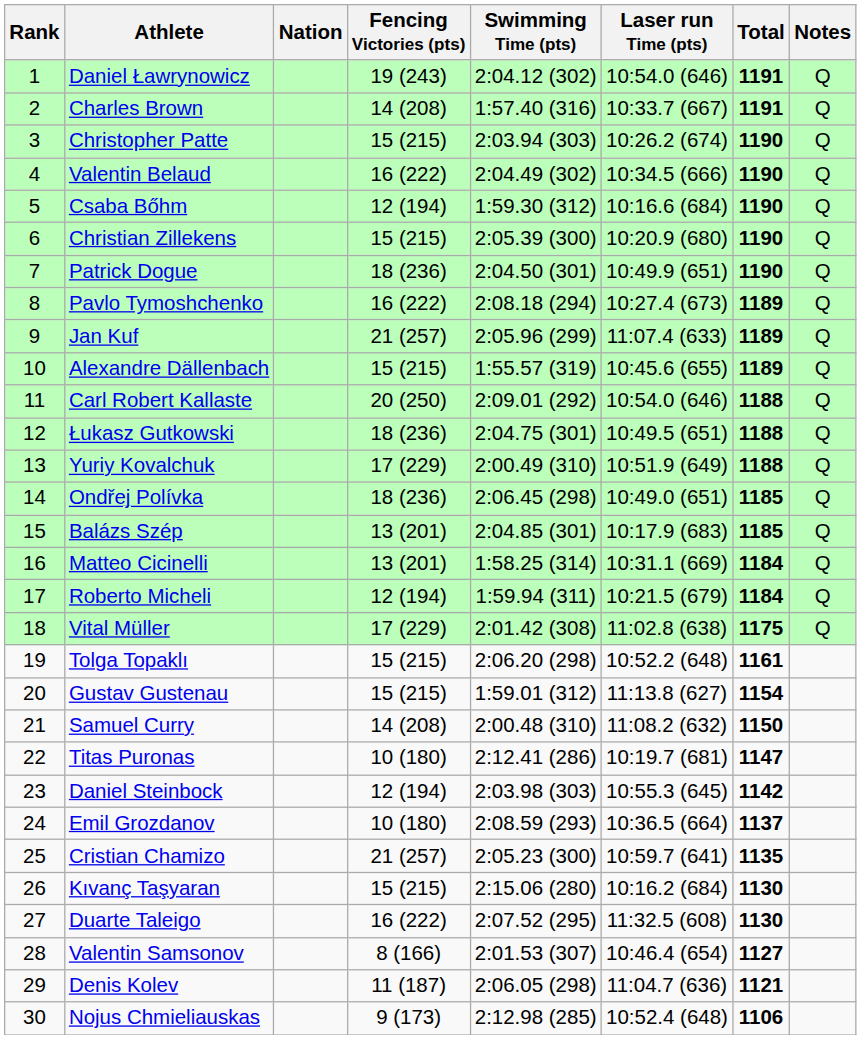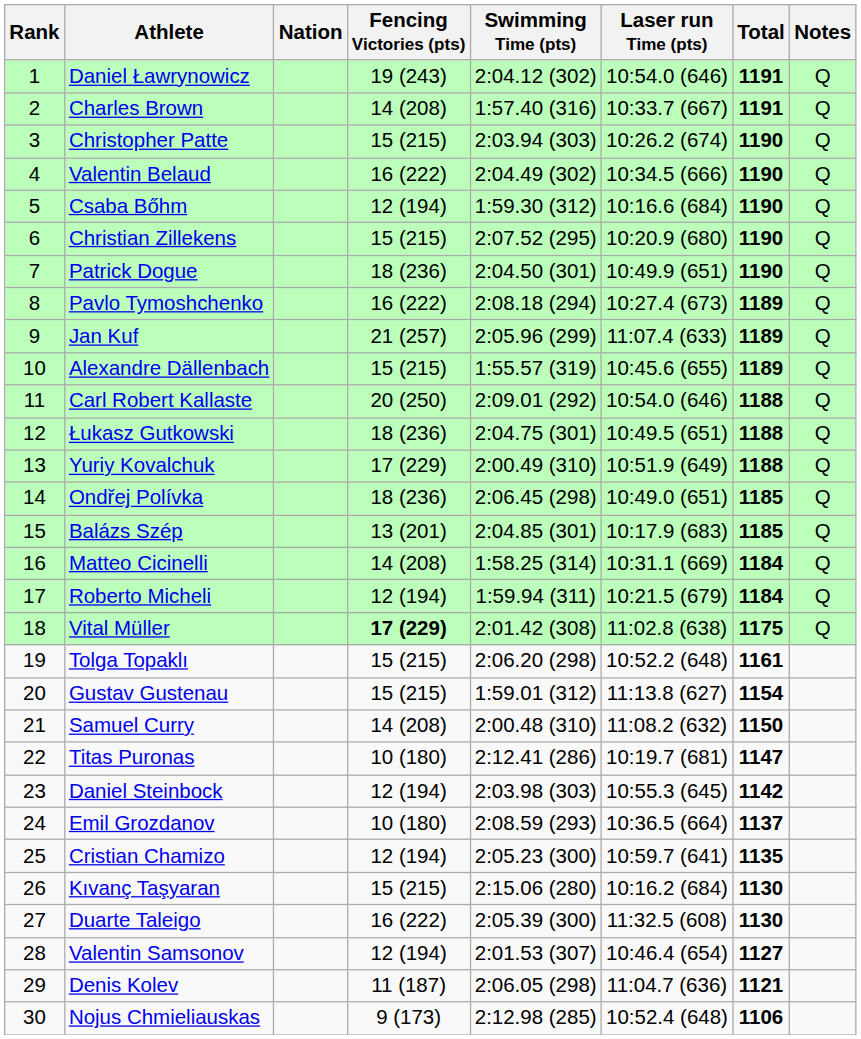(536, 238) 2:05.39 (300) -> (536, 238) 2:07.52 (295)
(409, 563) 13 (201) -> (409, 563) 14 (208)
(409, 628) normal -> (409, 628) bold
(409, 855) 21 (257) -> (409, 855) 12 (194)
(536, 920) 2:07.52 (295) -> (536, 920) 2:05.39 (300)
(409, 953) 8 (166) -> (409, 953) 12 (194)
